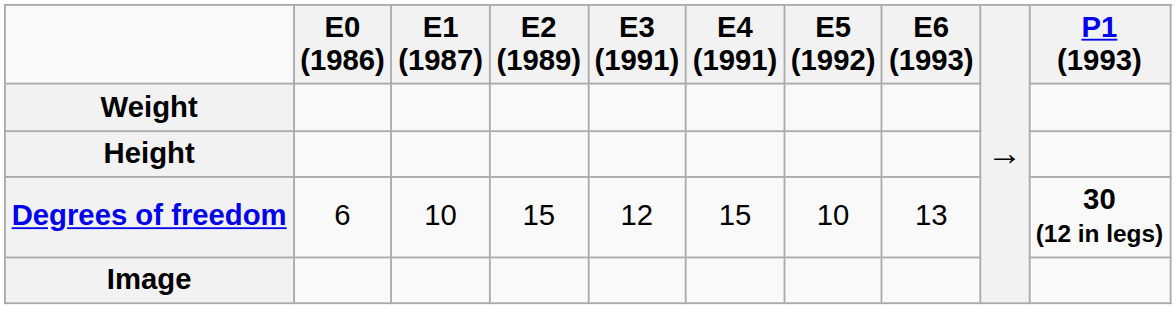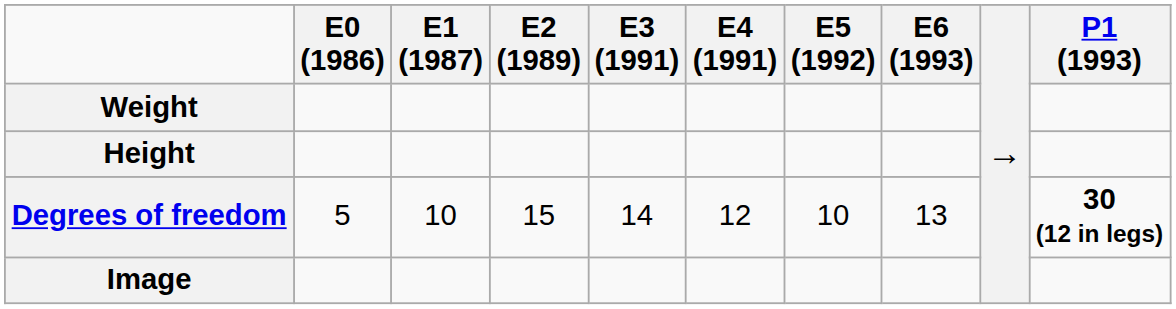(342, 216) 6 -> (342, 216) 5
(637, 216) 12 -> (637, 216) 14
(735, 216) 15 -> (735, 216) 12
